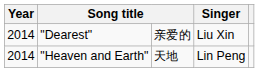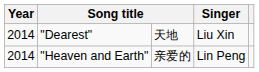(173, 34) 亲爱的 -> (166, 34) 天地
(166, 56) 天地 -> (173, 56) 亲爱的
